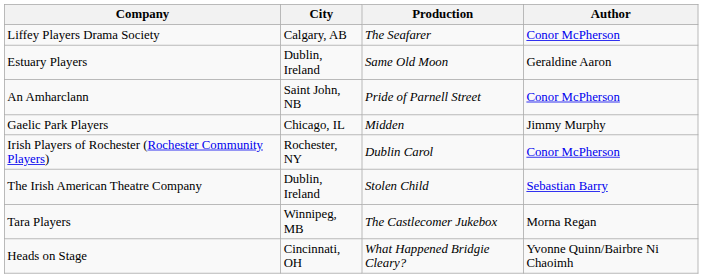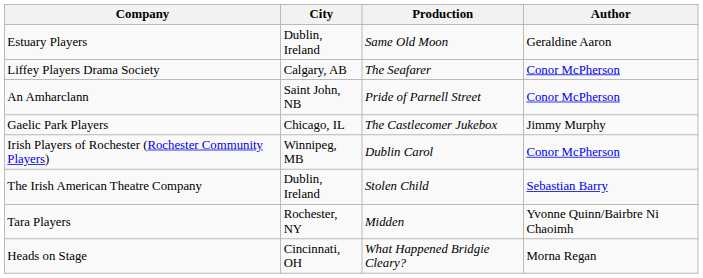rows swapped: (83, 34) <-> (47, 62)
(385, 124) Midden -> (431, 124) The Castlecomer Jukebox
(311, 152) Rochester, NY -> (310, 152) Winnipeg, MB
(310, 221) Winnipeg, MB -> (311, 221) Rochester, NY
(431, 221) The Castlecomer Jukebox -> (385, 221) Midden
(561, 221) Morna Regan -> (593, 221) Yvonne Quinn/Bairbre Ni Chaoimh
(593, 256) Yvonne Quinn/Bairbre Ni Chaoimh -> (561, 256) Morna Regan
